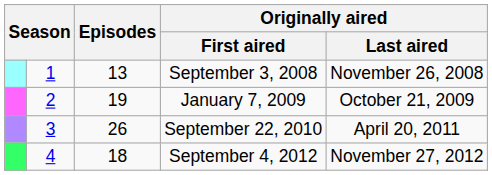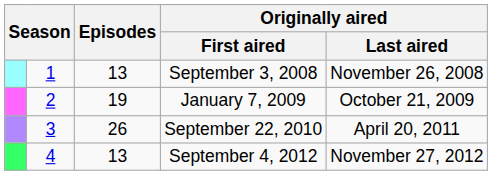(117, 156) 18 -> (117, 156) 13
